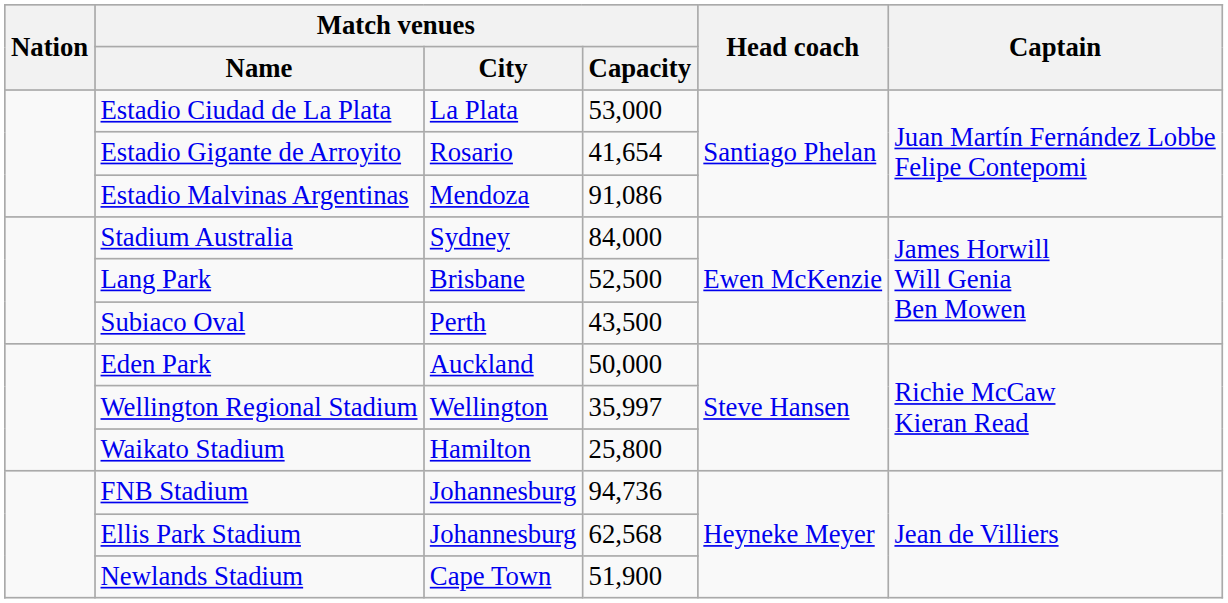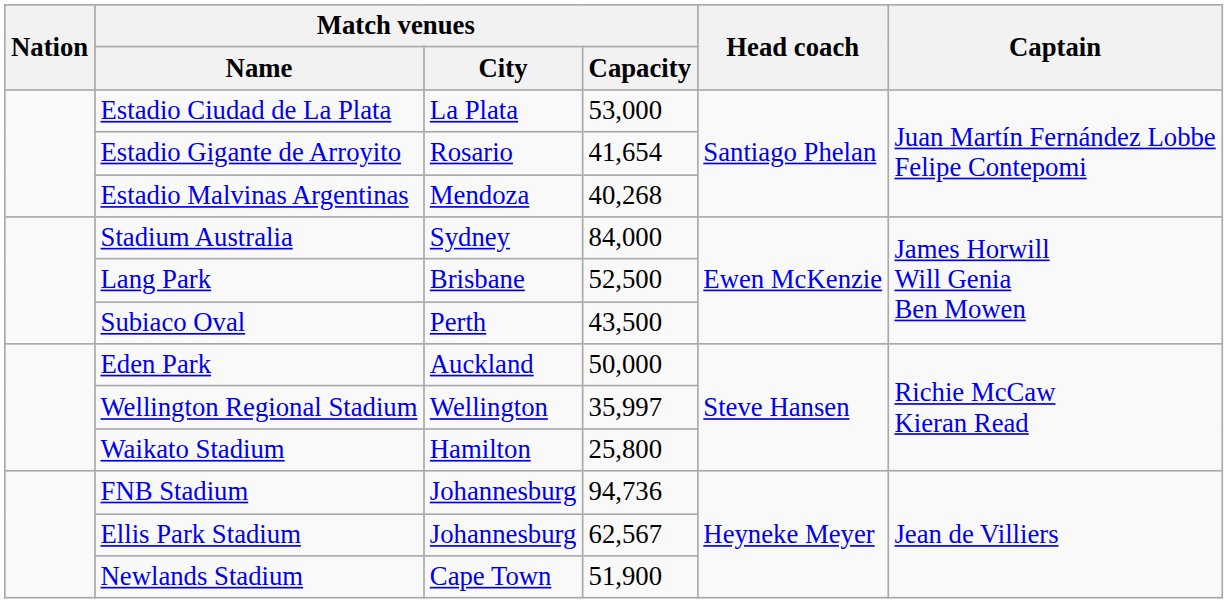(625, 195) 91,086 -> (625, 195) 40,268
(625, 534) 62,568 -> (625, 534) 62,567
